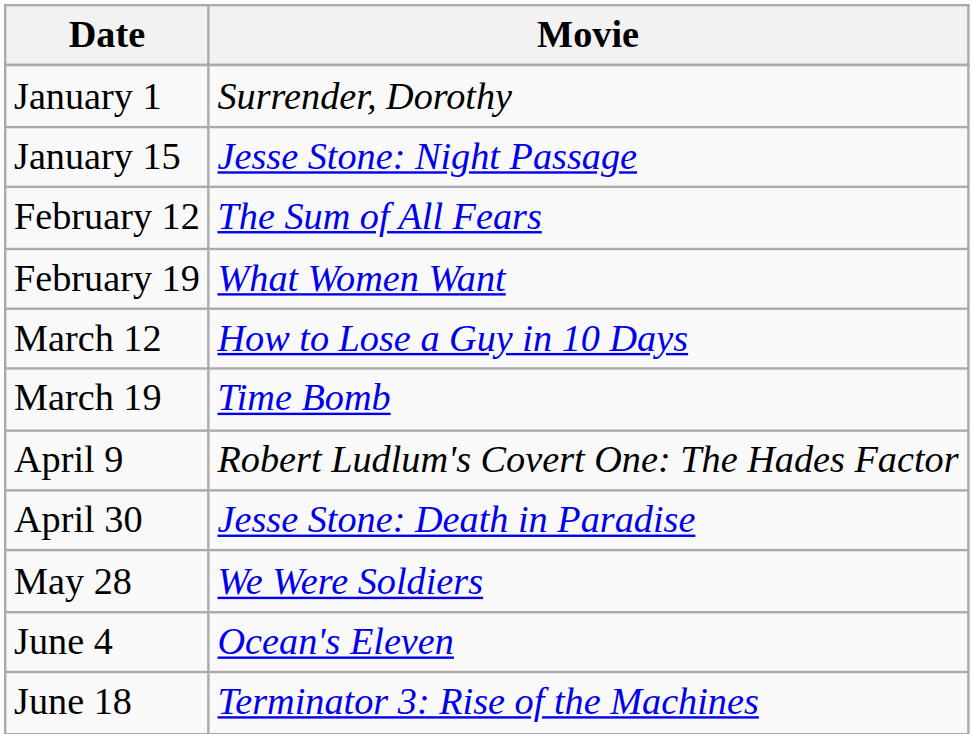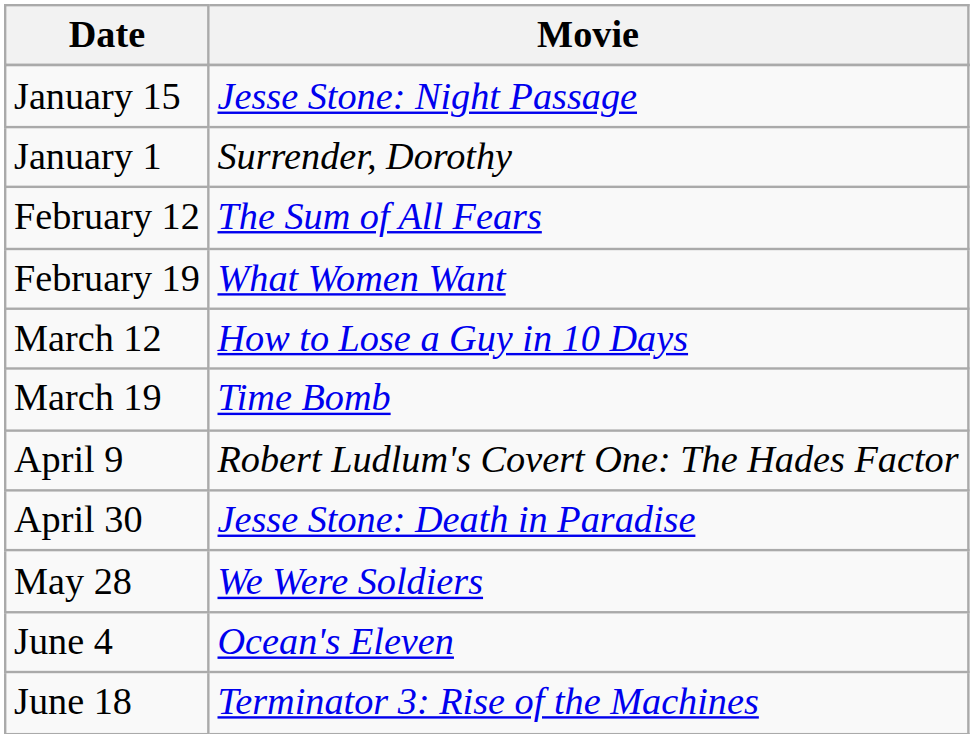rows swapped: (88, 95) <-> (97, 156)
